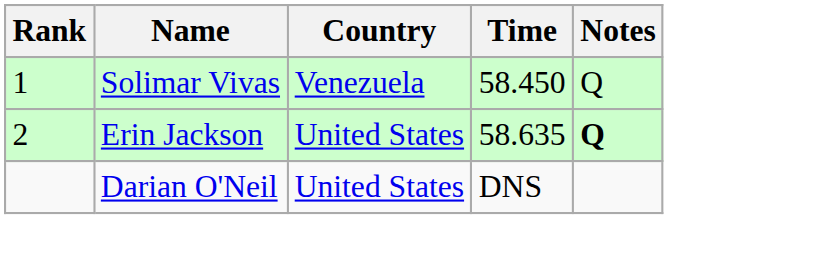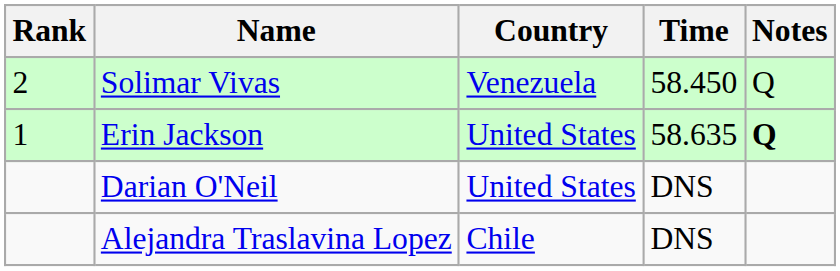(20, 82) 1 -> (20, 82) 2
(20, 135) 2 -> (20, 135) 1
+ row: (276, 239)
